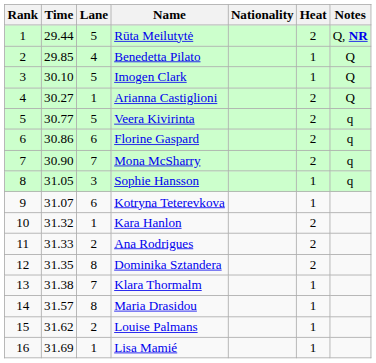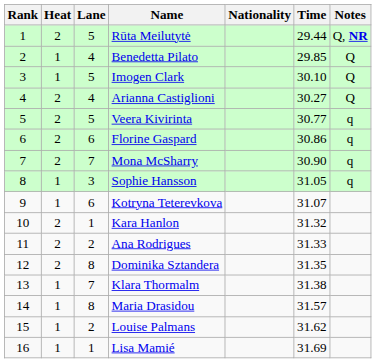columns swapped: (313, 14) <-> (59, 14)
(94, 98) 1 -> (91, 98) 4
